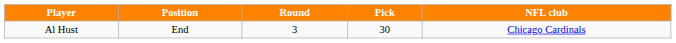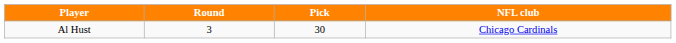- column: (180, 12)
